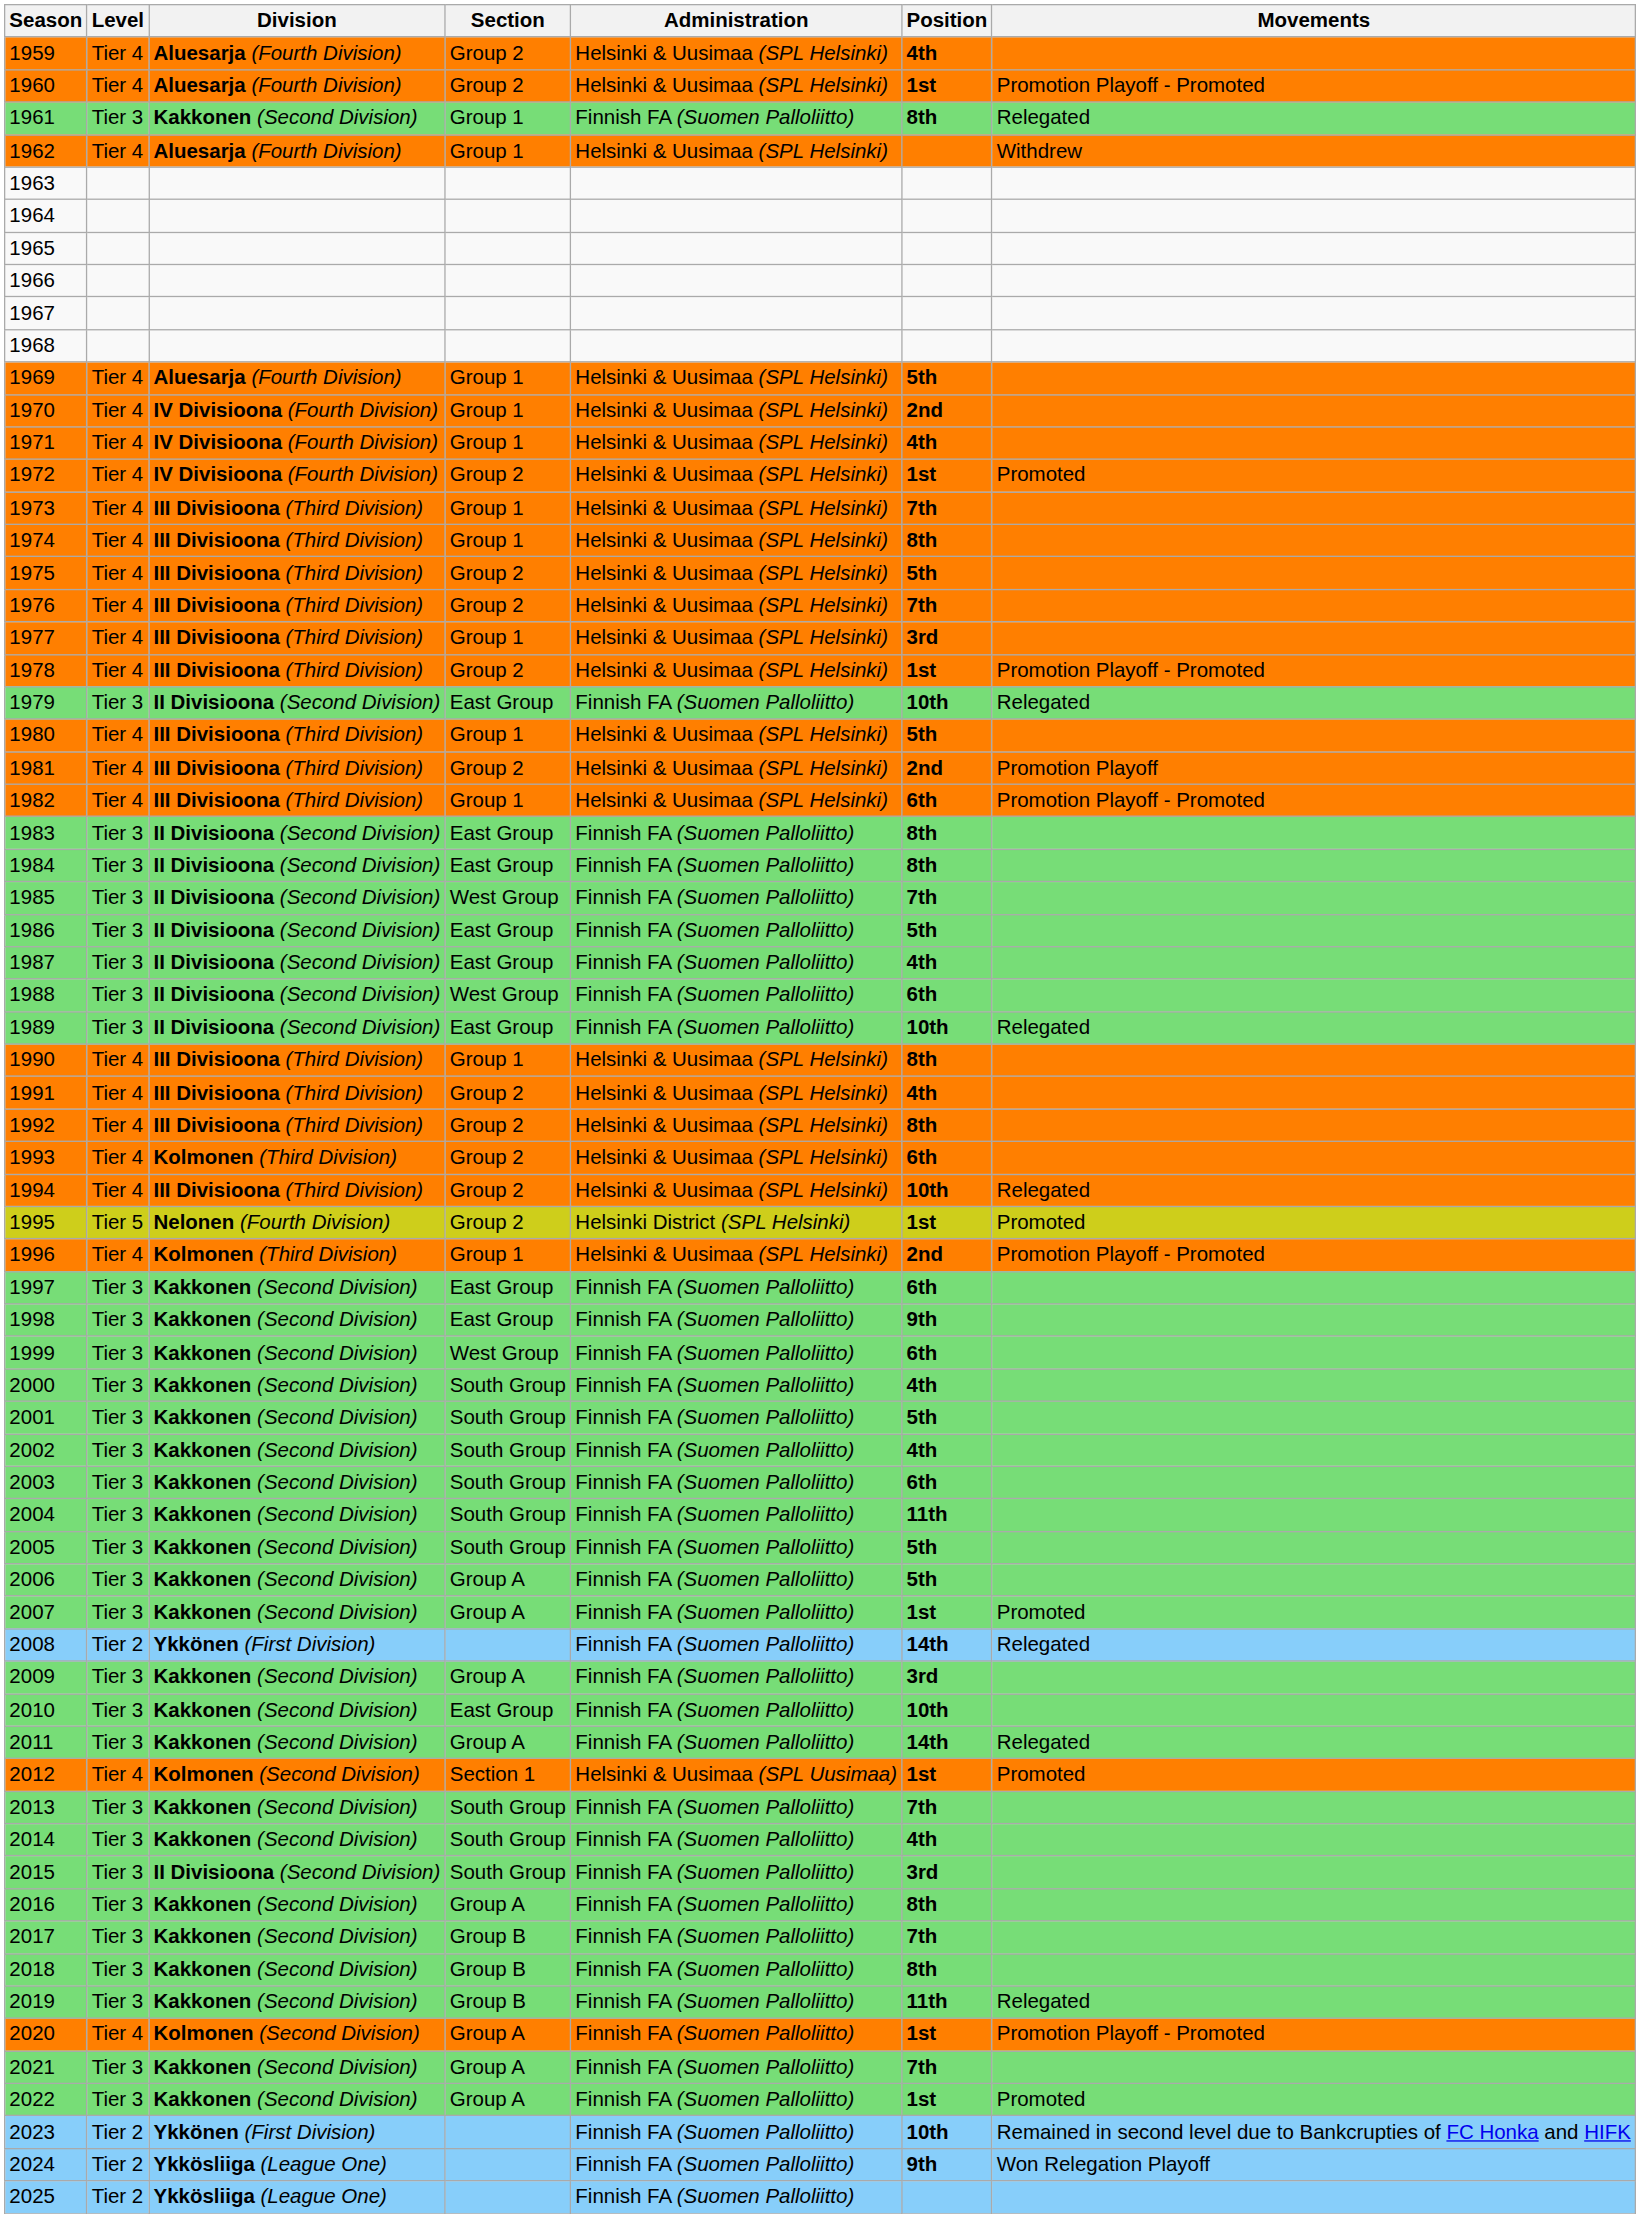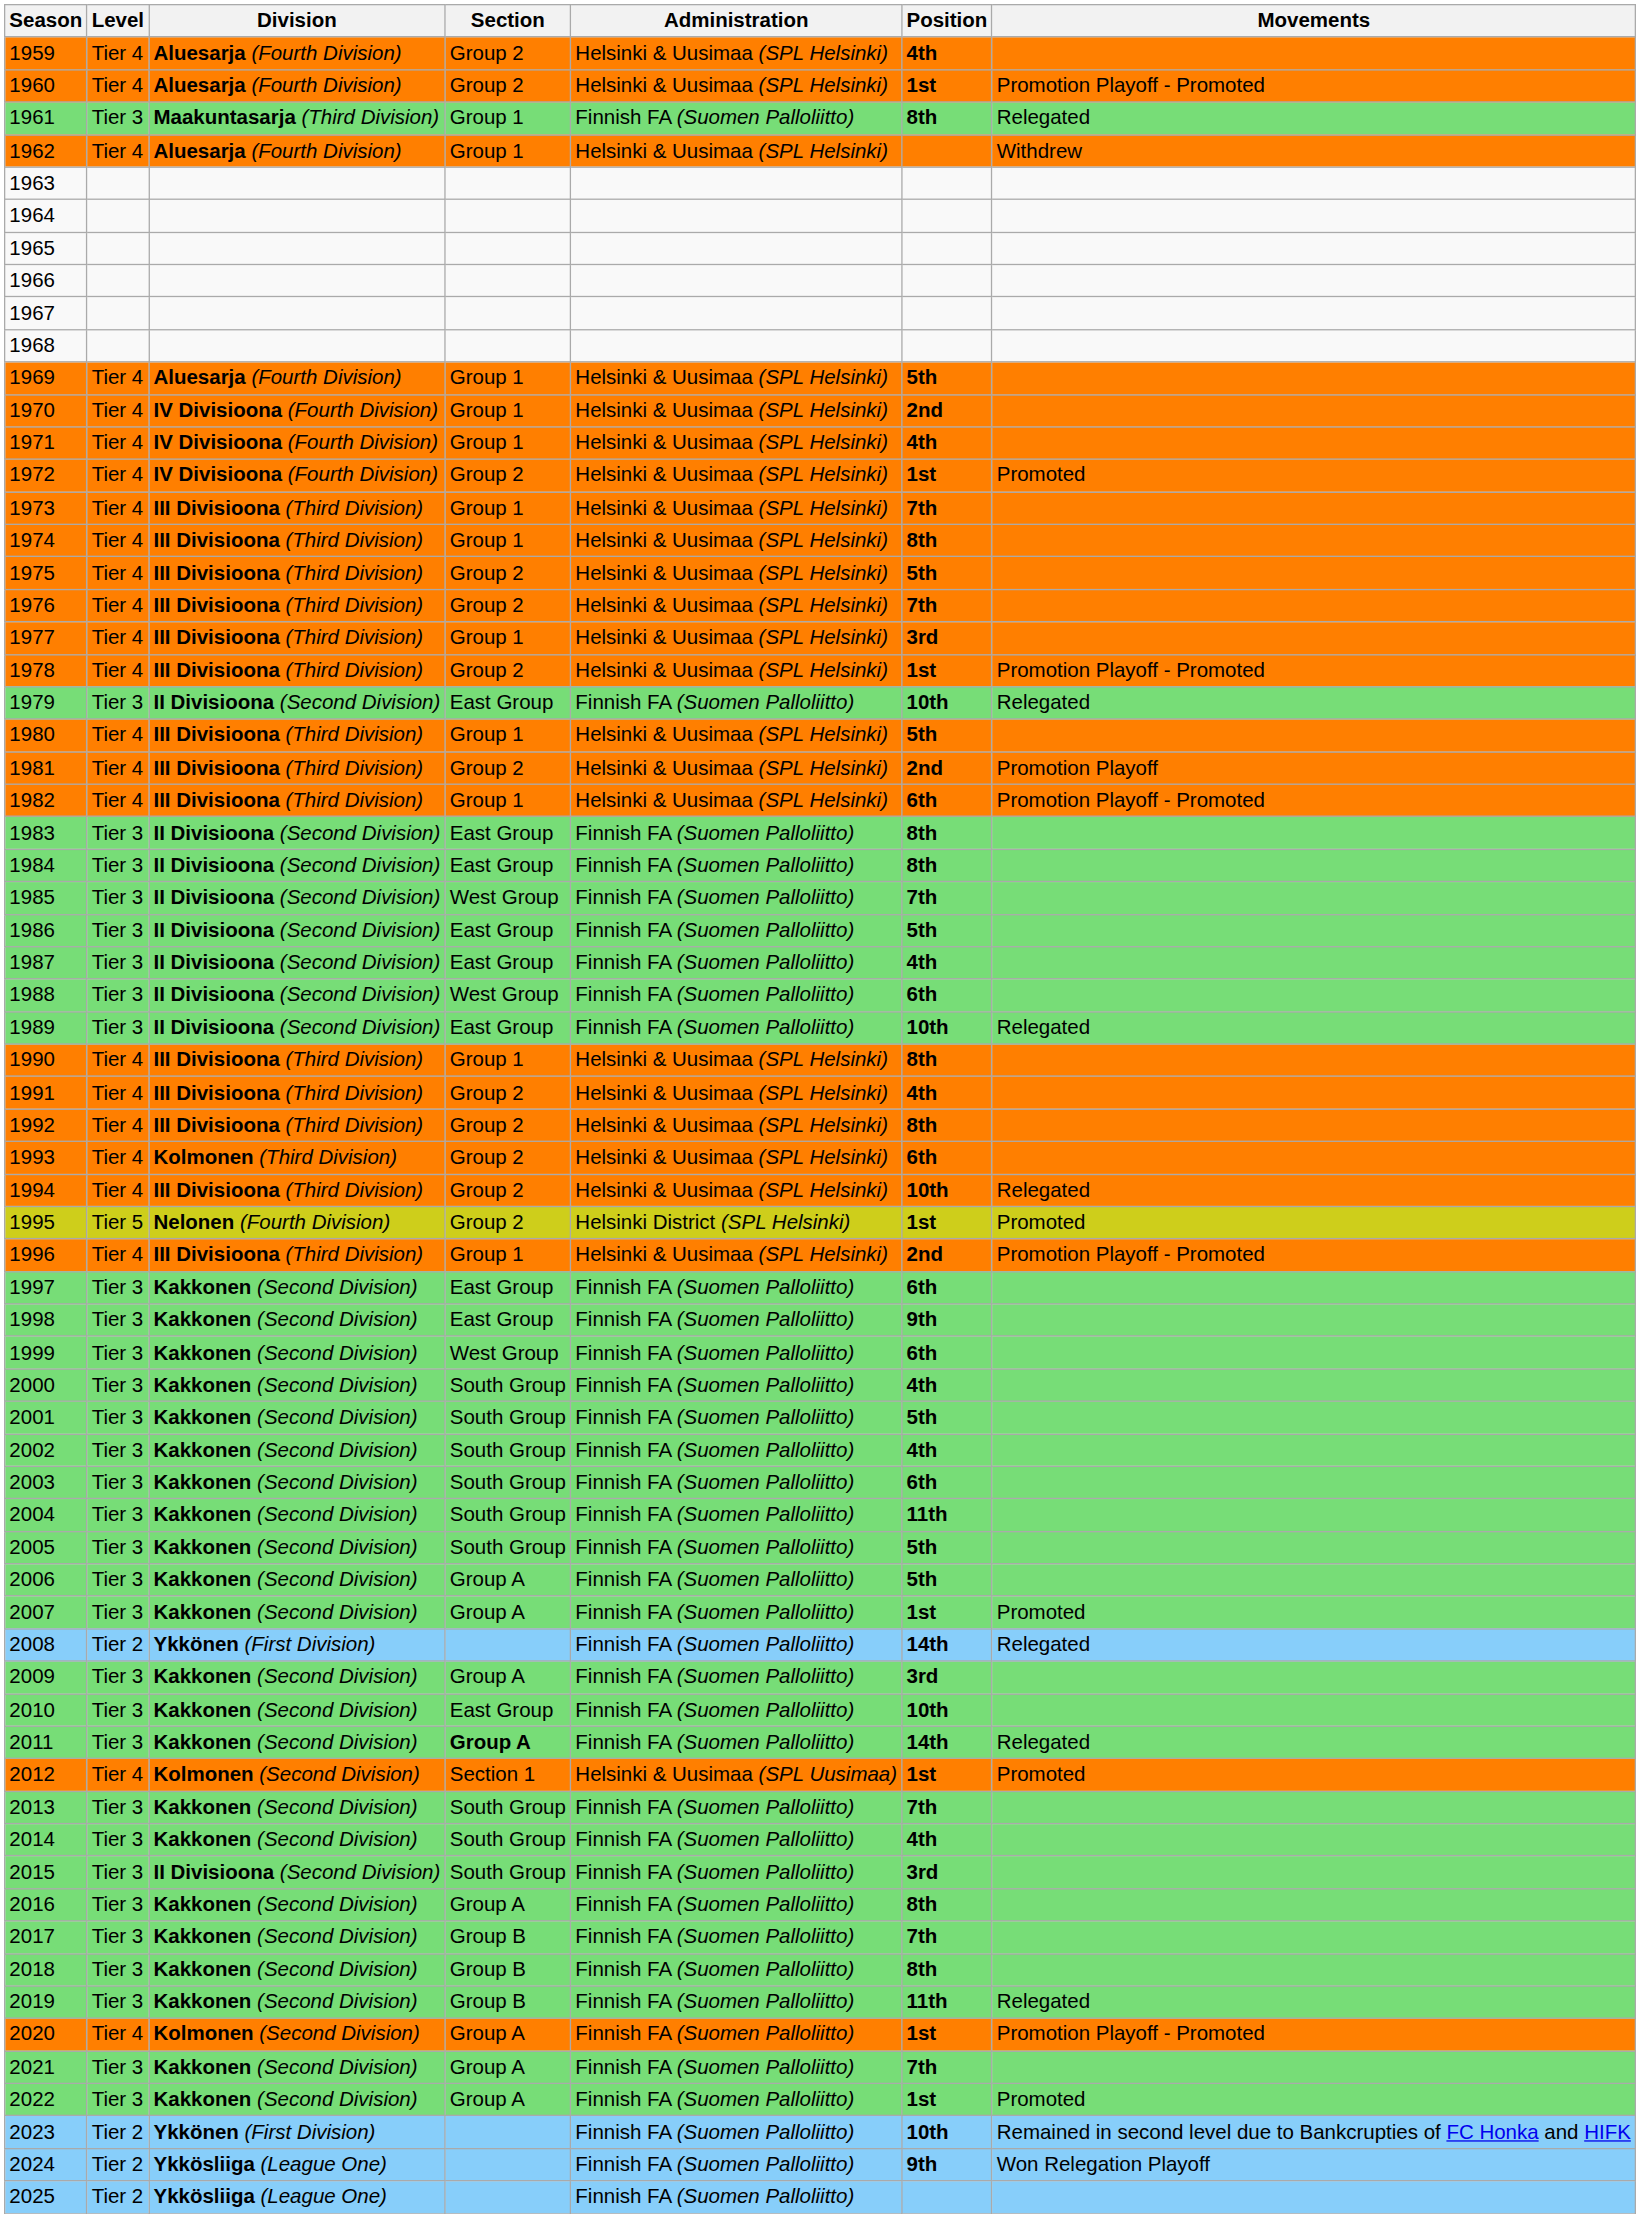(286, 118) Kakkonen (Second Division) -> (296, 118) Maakuntasarja (Third Division)
(275, 1254) Kolmonen (Third Division) -> (288, 1254) III Divisioona (Third Division)
(487, 1742) normal -> (490, 1742) bold
